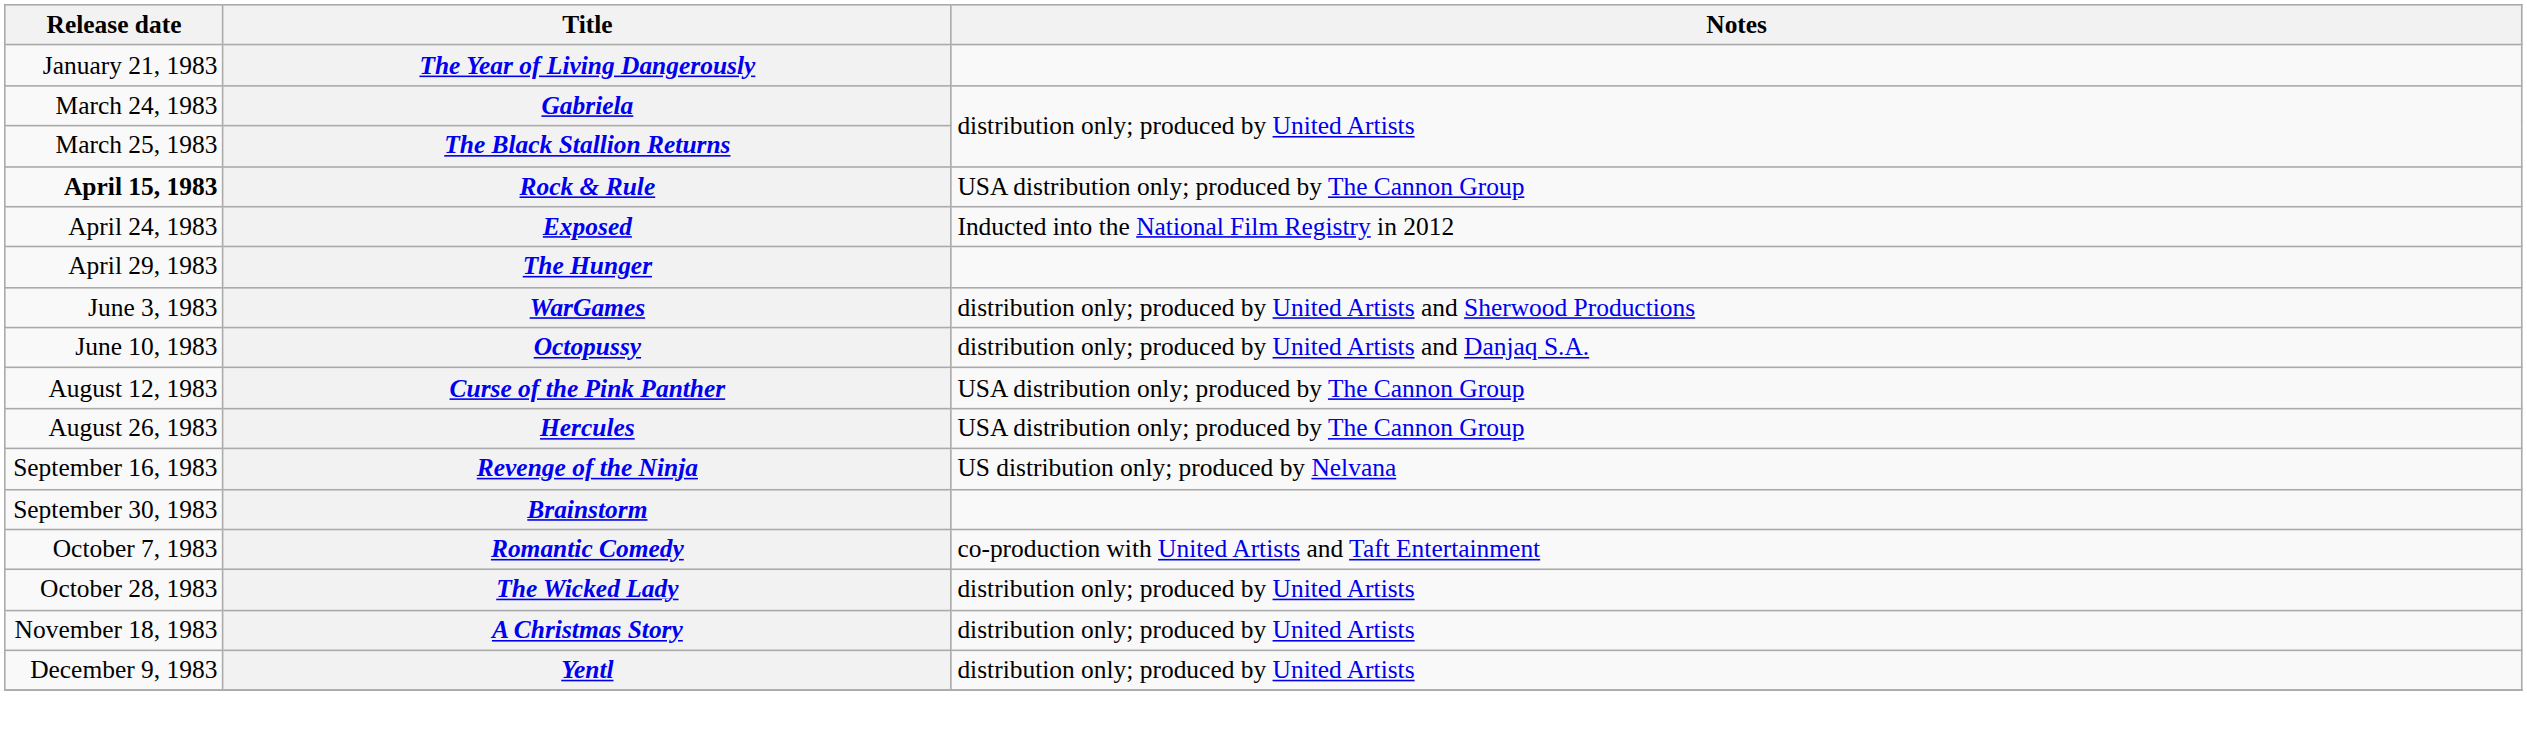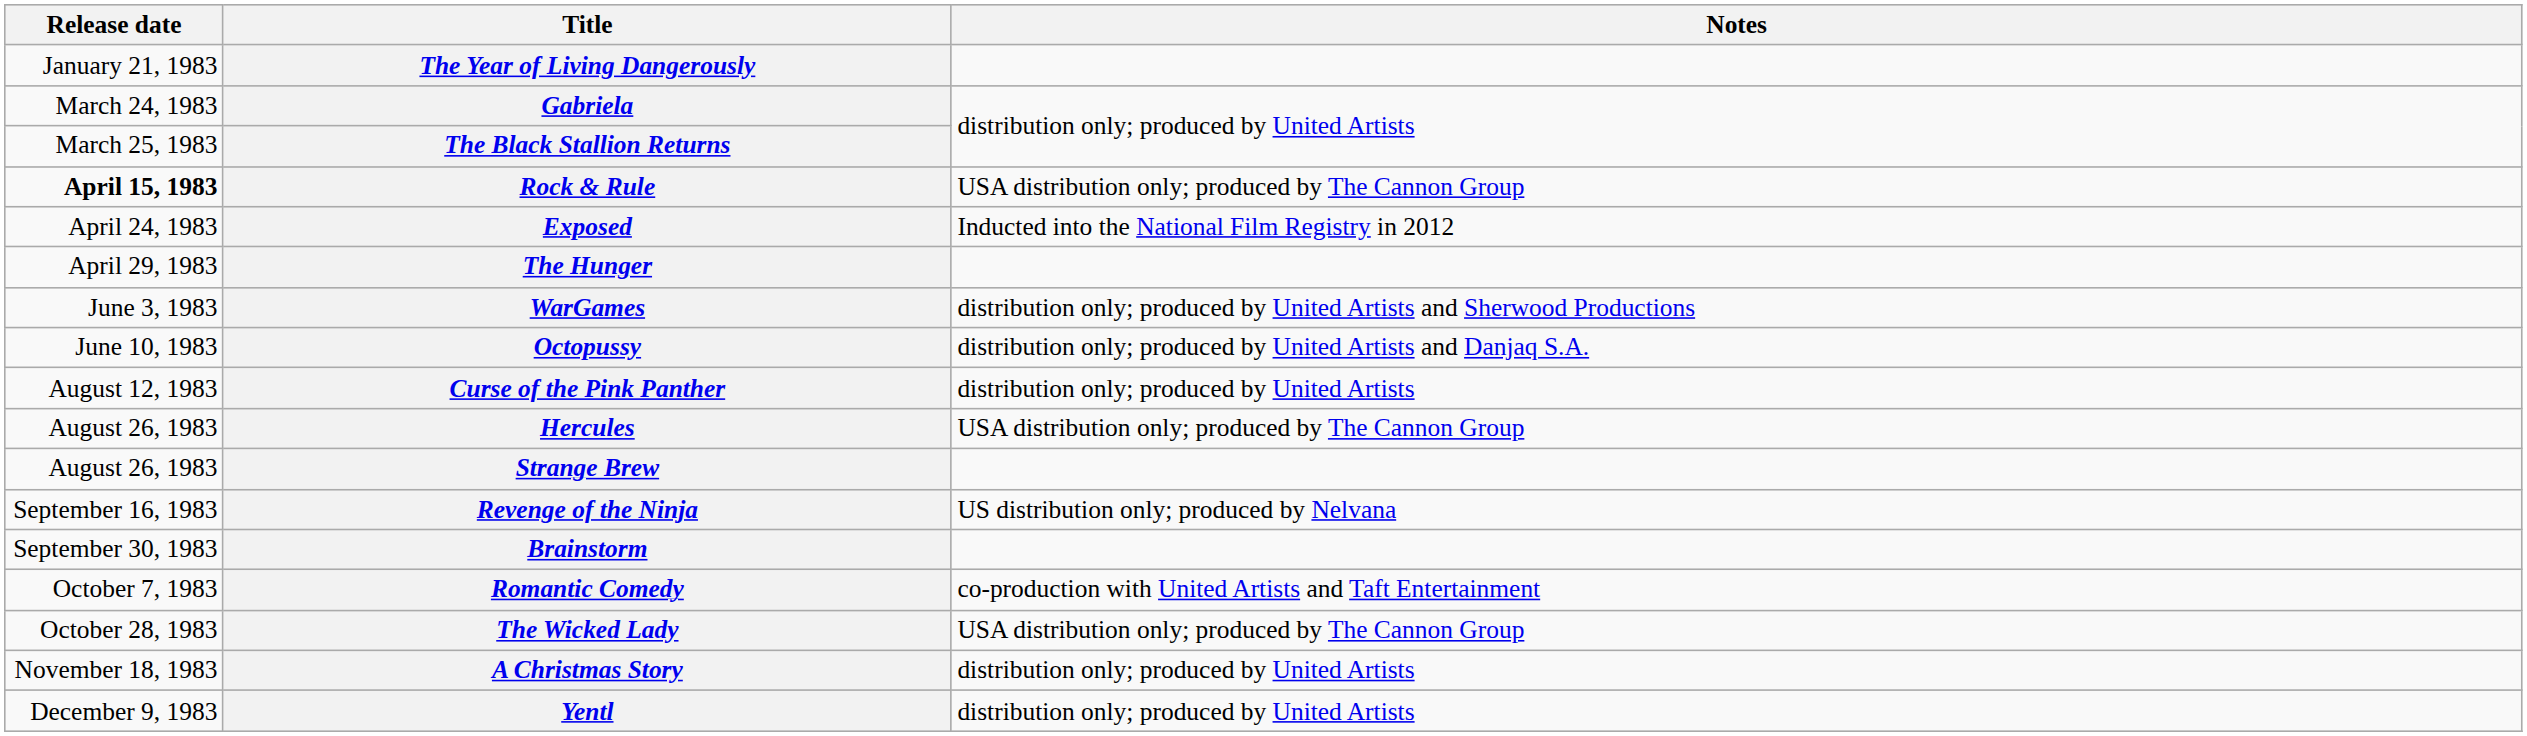(1241, 387) USA distribution only; produced by The Cannon Group -> (1186, 387) distribution only; produced by United Artists
+ row: (587, 468)
(1186, 589) distribution only; produced by United Artists -> (1241, 629) USA distribution only; produced by The Cannon Group
